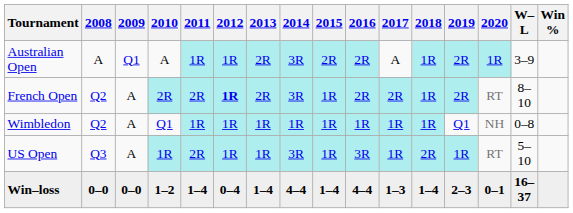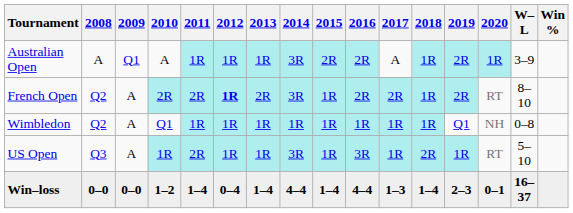(263, 59) 2R -> (263, 59) 1R
